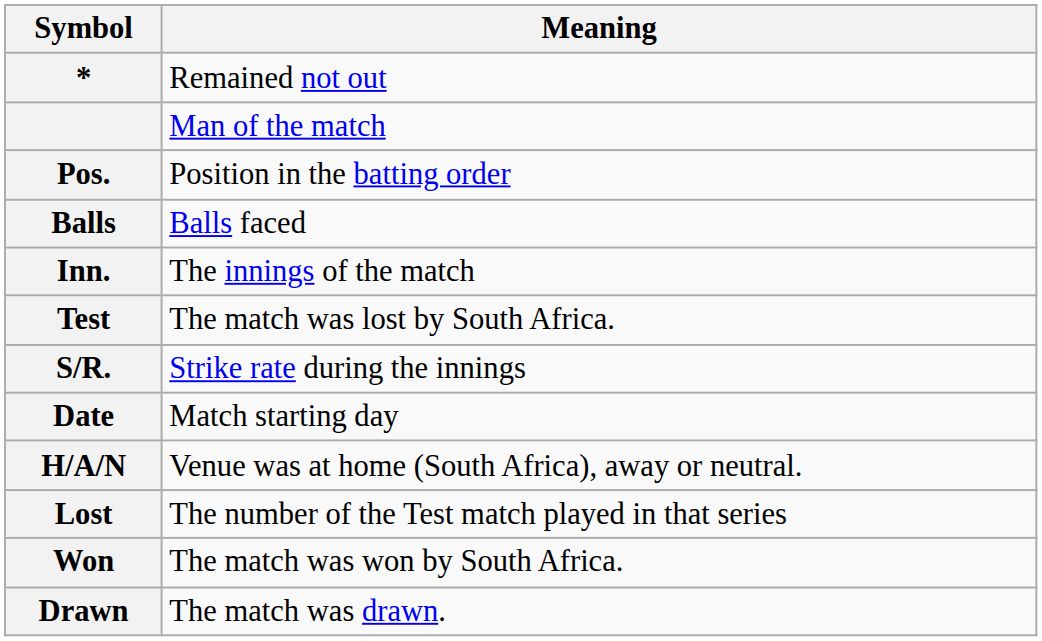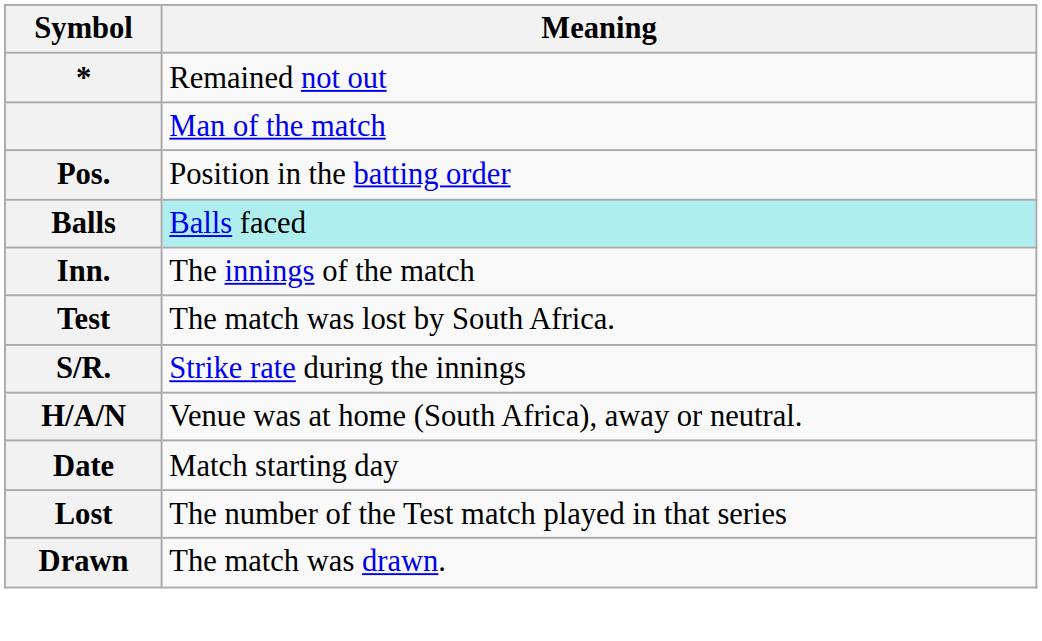(238, 222) no background -> (238, 222) paleturquoise background
rows swapped: (84, 464) <-> (84, 416)
- row: (84, 561)
